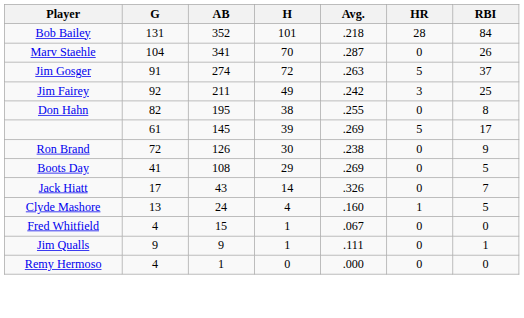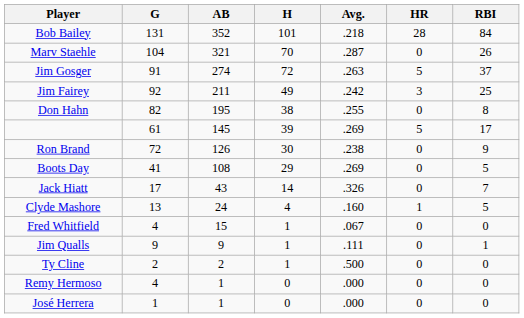(221, 52) 341 -> (221, 52) 321
+ row: (63, 264)
+ row: (63, 303)
